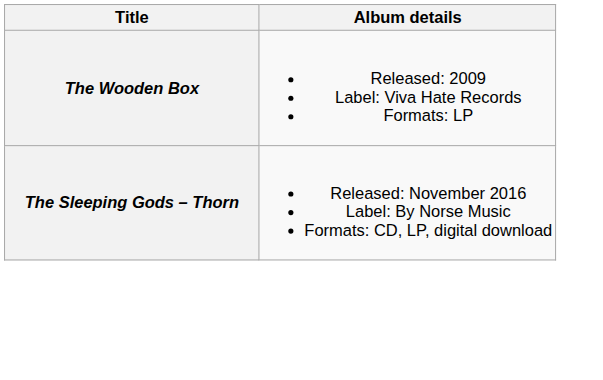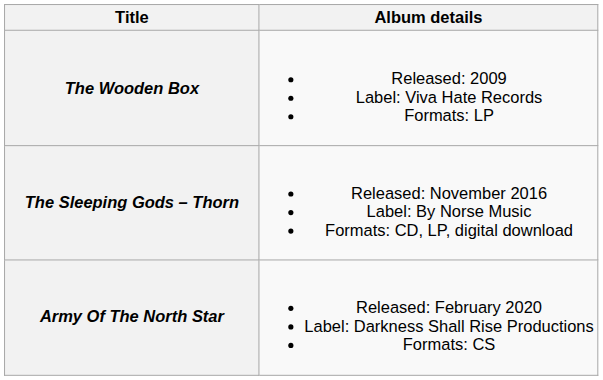+ row: (132, 317)
